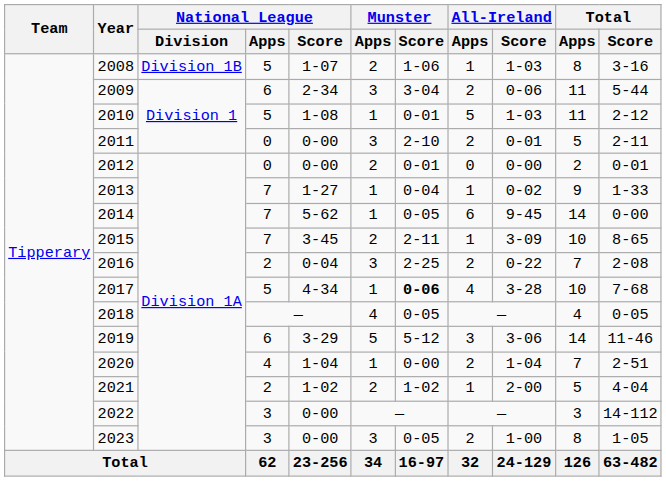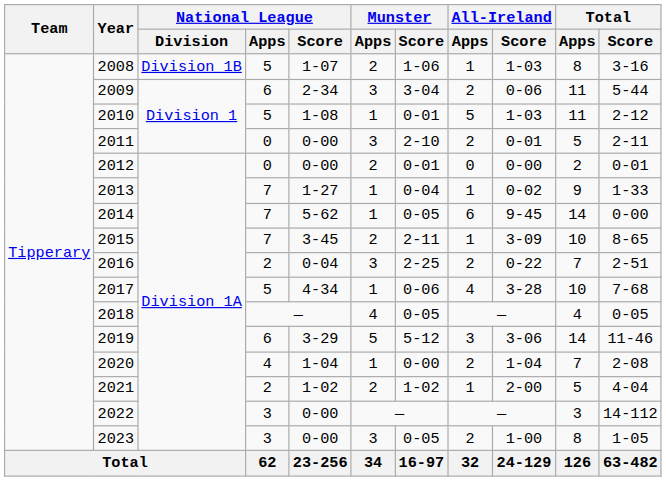(630, 265) 2-08 -> (630, 265) 2-51
(421, 290) bold -> (421, 290) normal
(630, 364) 2-51 -> (630, 364) 2-08
